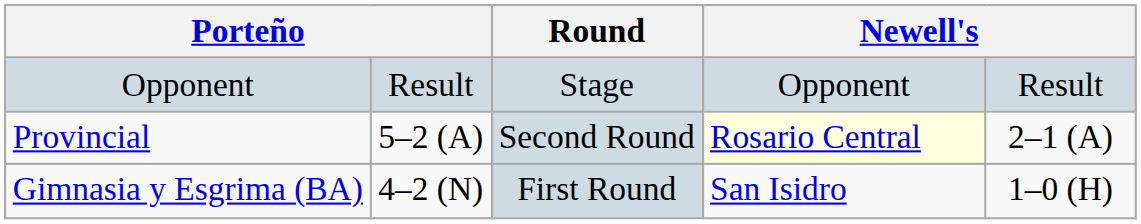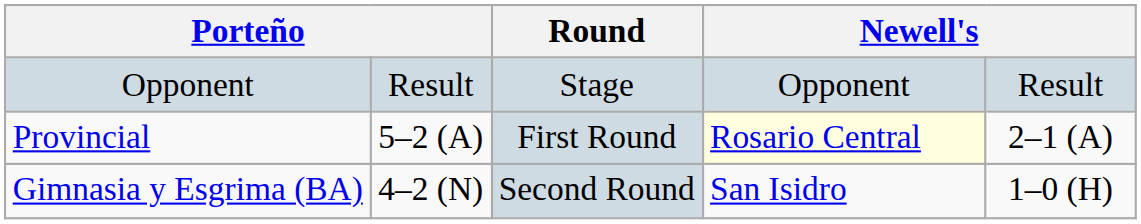(597, 137) Second Round -> (597, 137) First Round
(597, 190) First Round -> (597, 190) Second Round
